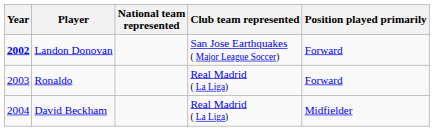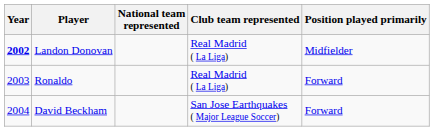(239, 50) San Jose Earthquakes ( Major League Soccer) -> (219, 50) Real Madrid ( La Liga)
(324, 50) Forward -> (329, 50) Midfielder
(219, 110) Real Madrid ( La Liga) -> (239, 110) San Jose Earthquakes ( Major League Soccer)
(329, 110) Midfielder -> (324, 110) Forward
